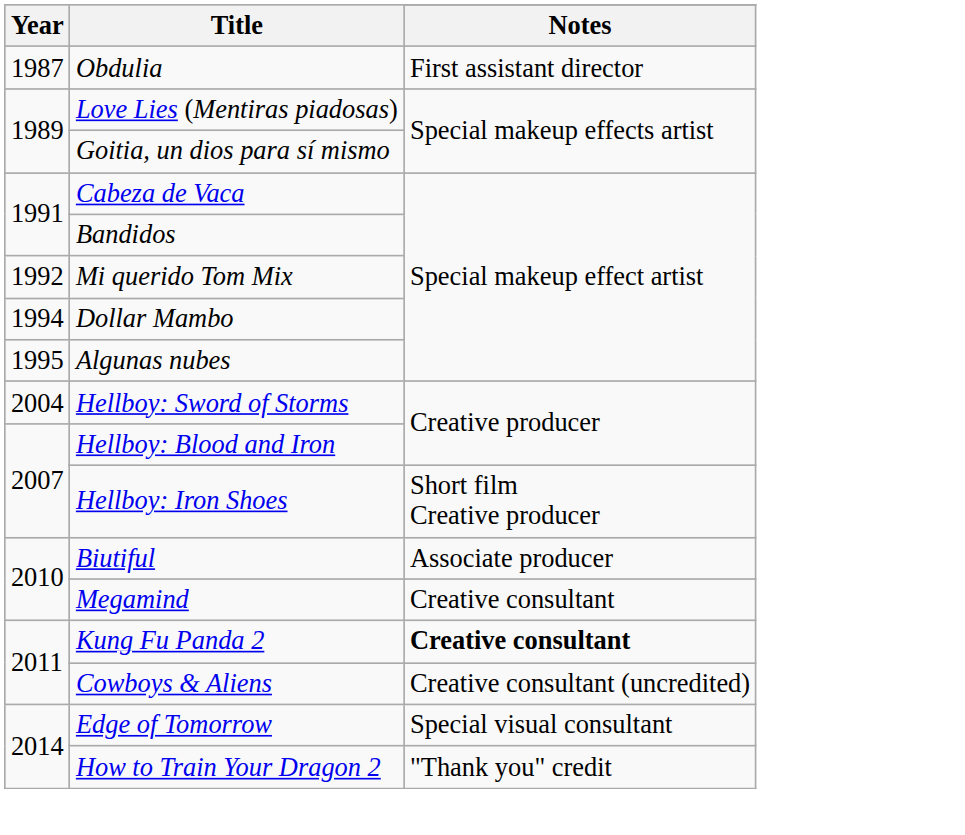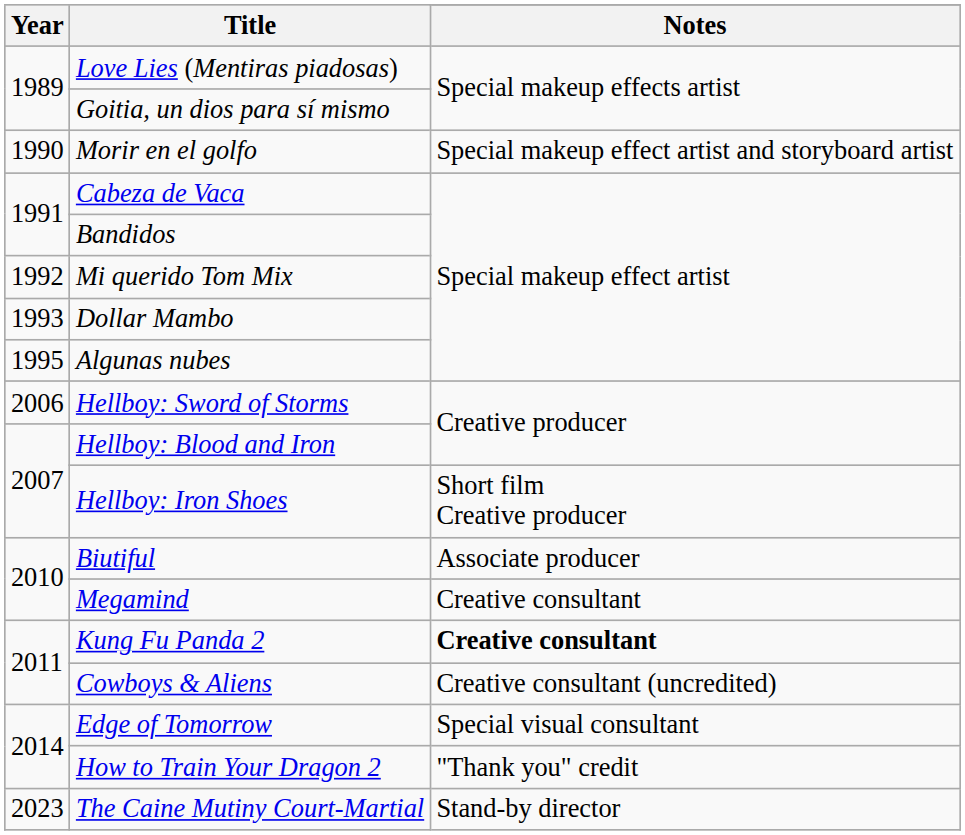- row: (119, 67)
+ row: (166, 151)
(37, 318) 1994 -> (37, 318) 1993
(37, 402) 2004 -> (37, 402) 2006
+ row: (250, 808)
